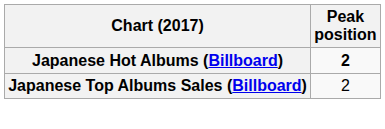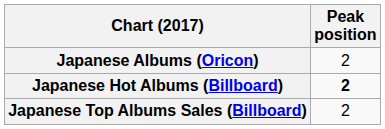+ row: (158, 60)
